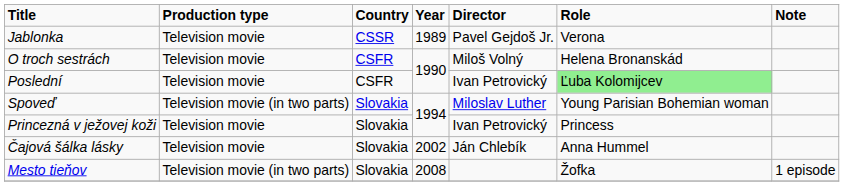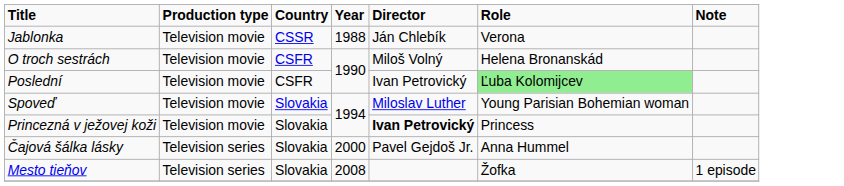(431, 37) 1989 -> (350, 37) 1988
(503, 37) Pavel Gejdoš Jr. -> (409, 37) Ján Chlebík
(256, 103) Television movie (in two parts) -> (214, 103) Television movie
(500, 125) normal -> (423, 125) bold
(214, 147) Television movie -> (214, 147) Television series
(431, 147) 2002 -> (350, 147) 2000
(489, 147) Ján Chlebík -> (423, 147) Pavel Gejdoš Jr.
(256, 170) Television movie (in two parts) -> (214, 170) Television series
